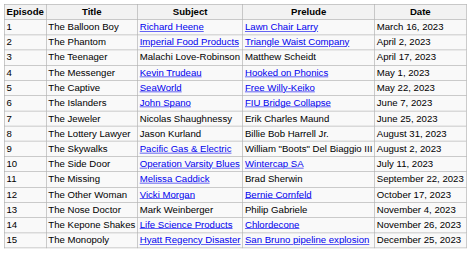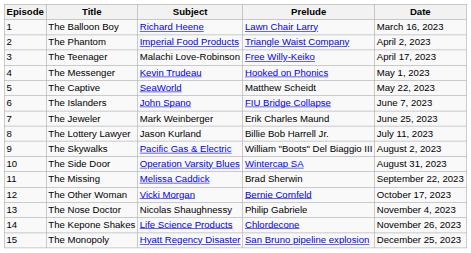(280, 57) Matthew Scheidt -> (280, 57) Free Willy-Keiko
(280, 88) Free Willy-Keiko -> (280, 88) Matthew Scheidt
(186, 118) Nicolas Shaughnessy -> (176, 118) Mark Weinberger
(412, 133) August 31, 2023 -> (405, 133) July 11, 2023
(405, 164) July 11, 2023 -> (412, 164) August 31, 2023
(176, 210) Mark Weinberger -> (186, 210) Nicolas Shaughnessy
